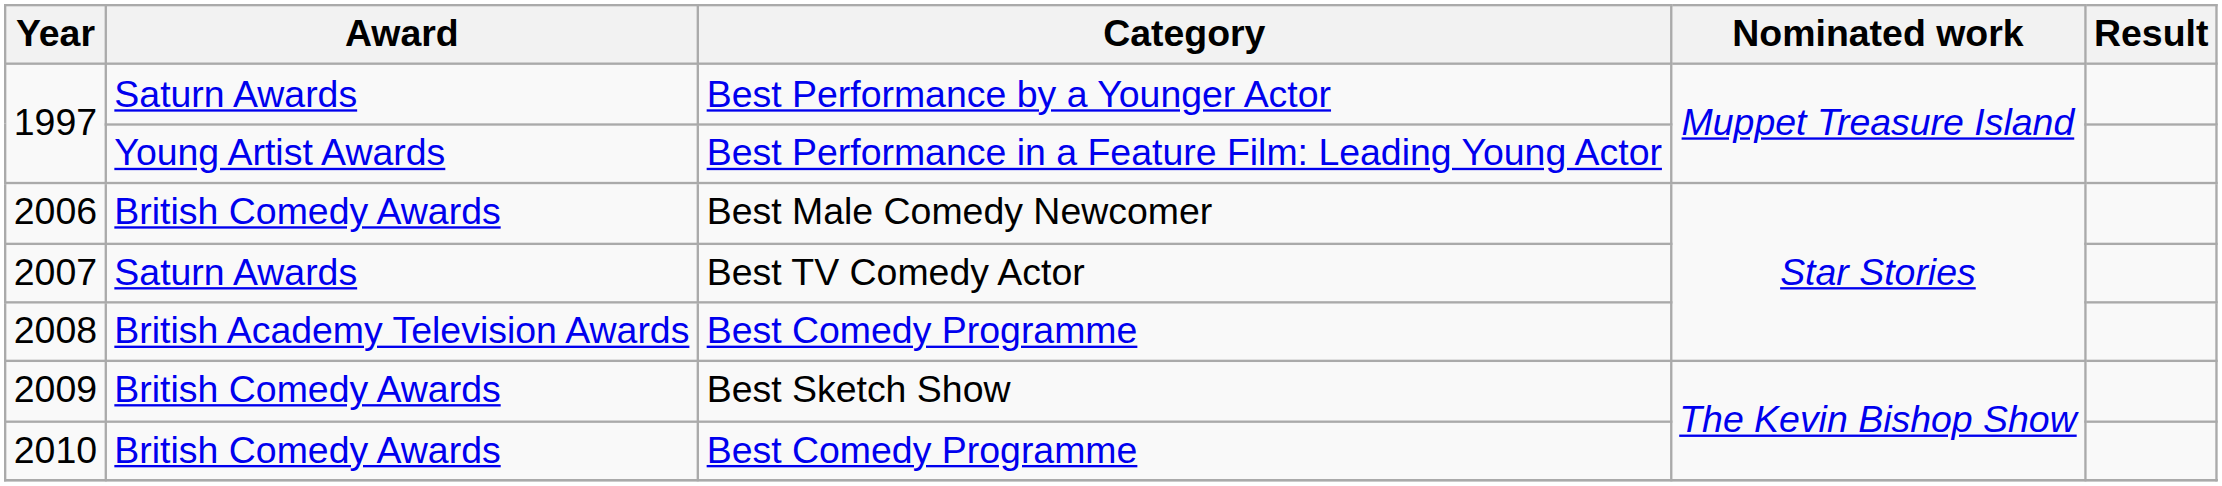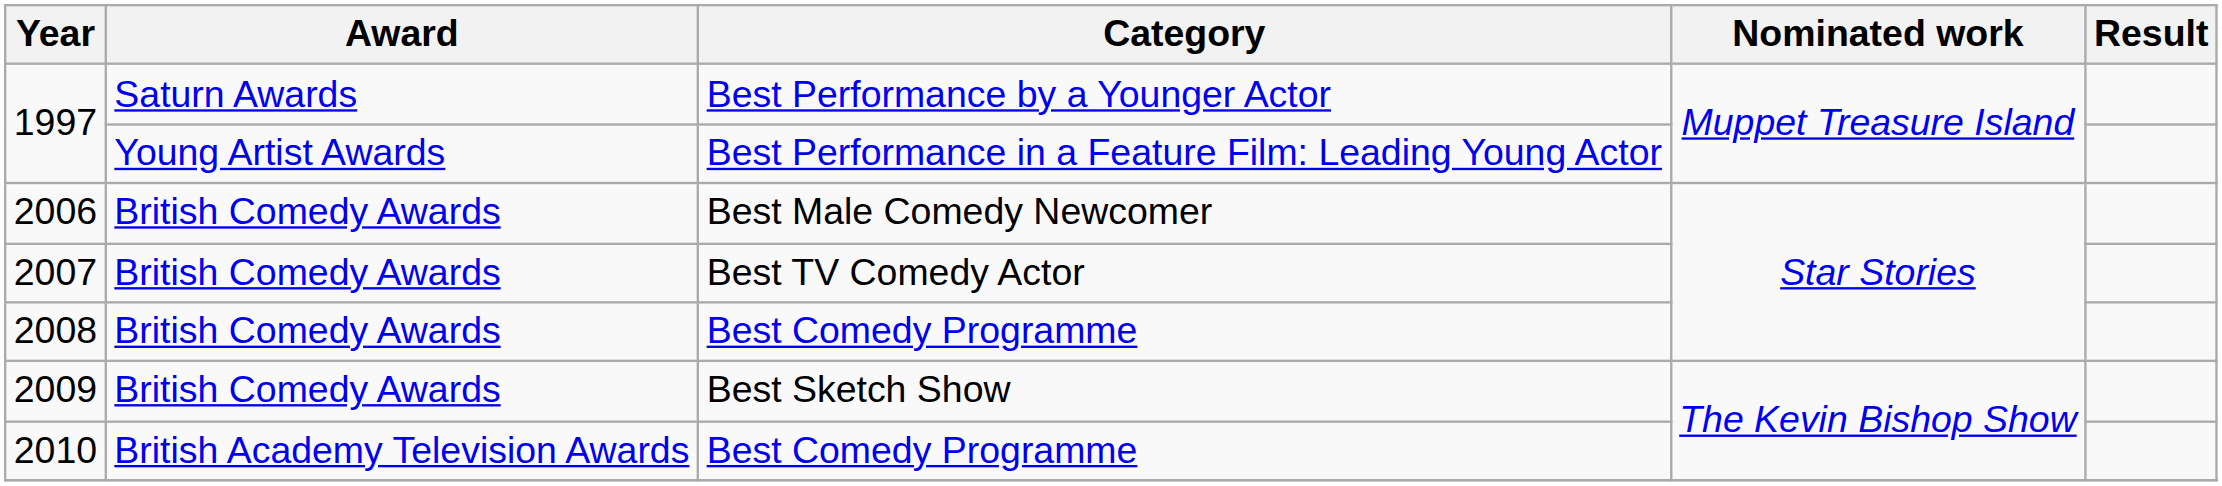(236, 271) Saturn Awards -> (308, 271) British Comedy Awards
(402, 331) British Academy Television Awards -> (308, 331) British Comedy Awards
(308, 449) British Comedy Awards -> (402, 449) British Academy Television Awards
